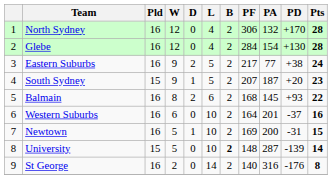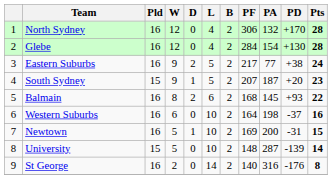(270, 115) 201 -> (270, 115) 198
(229, 149) bold -> (229, 149) normal
